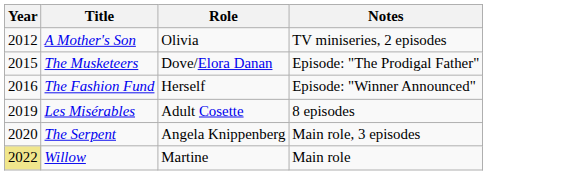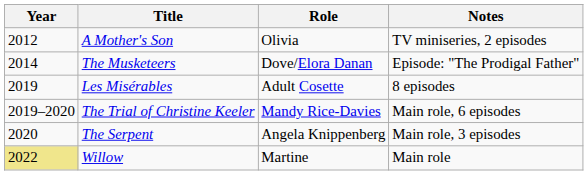(23, 63) 2015 -> (23, 63) 2014
- row: (99, 87)
+ row: (168, 110)
